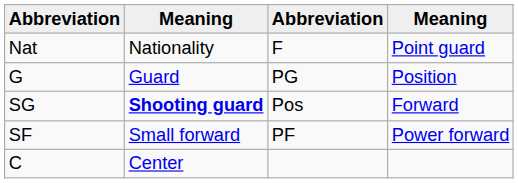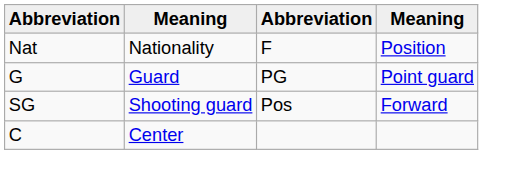(438, 47) Point guard -> (413, 47) Position
(424, 76) Position -> (427, 76) Point guard
(196, 105) bold -> (191, 105) normal
- row: (20, 134)
